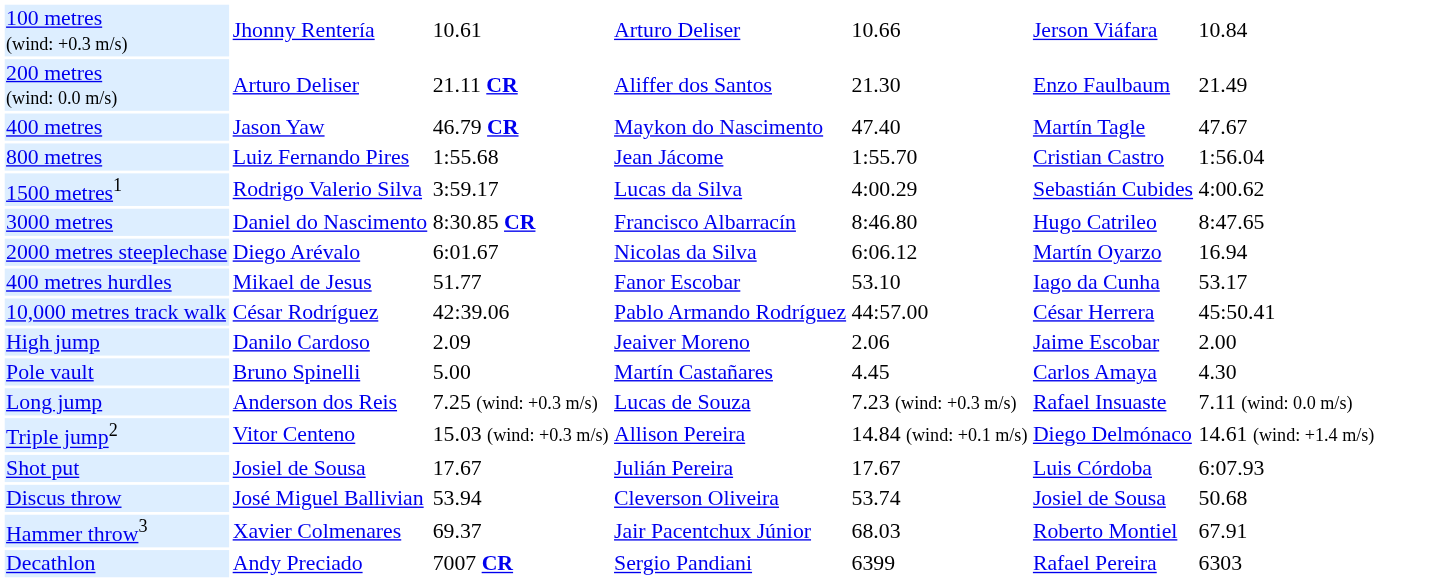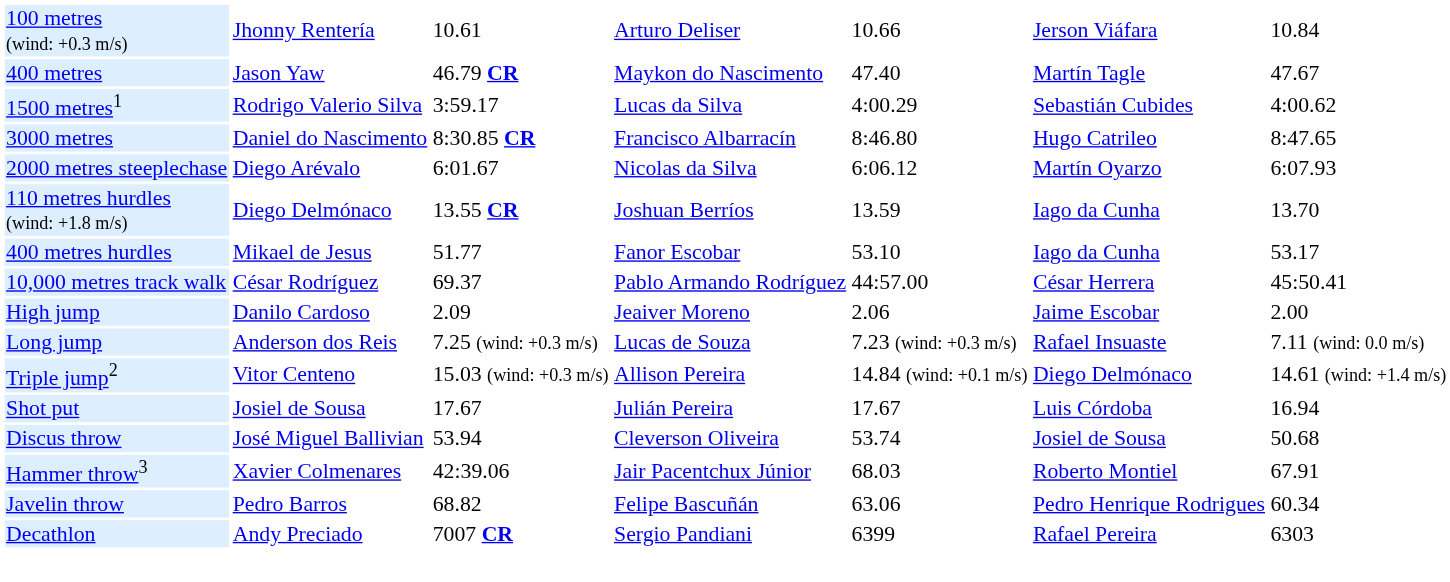- row: (62, 84)
- row: (54, 156)
(1223, 252) 16.94 -> (1303, 168) 6:07.93
+ row: (88, 210)
(471, 312) 42:39.06 -> (457, 282) 69.37
- row: (50, 372)
(1231, 467) 6:07.93 -> (1295, 407) 16.94
(457, 530) 69.37 -> (471, 470) 42:39.06
+ row: (65, 503)
